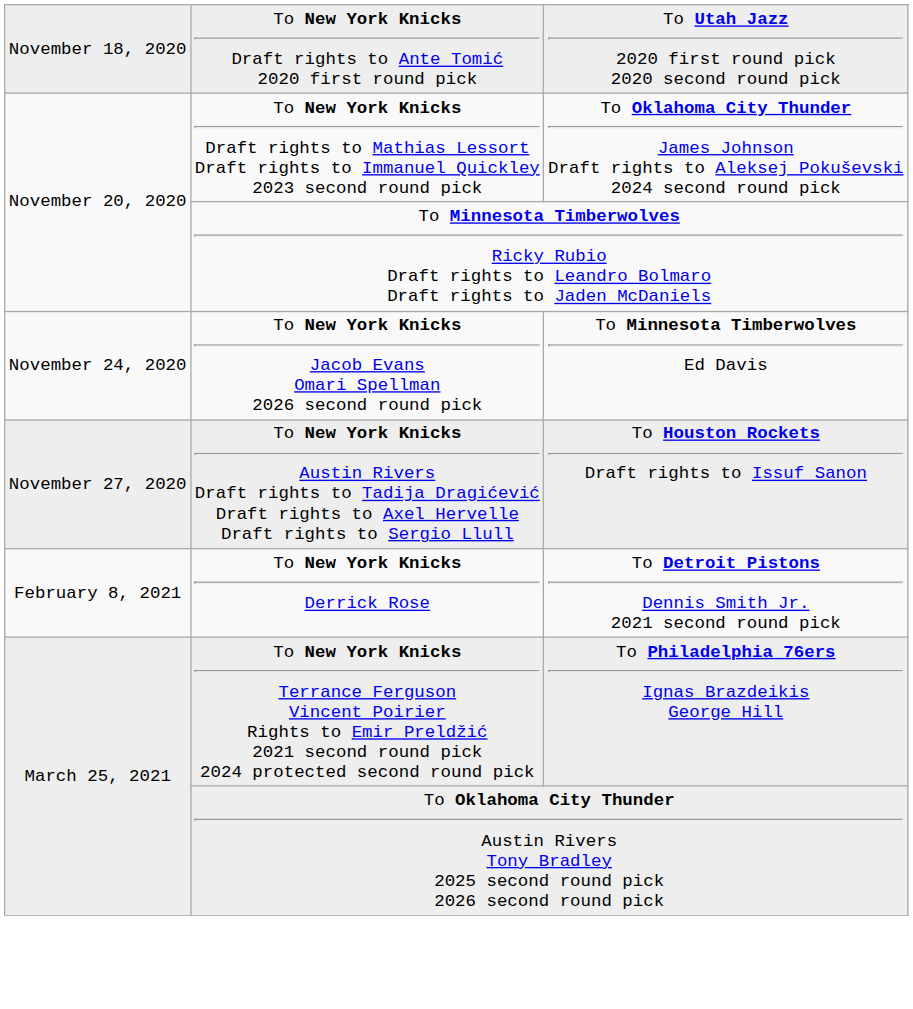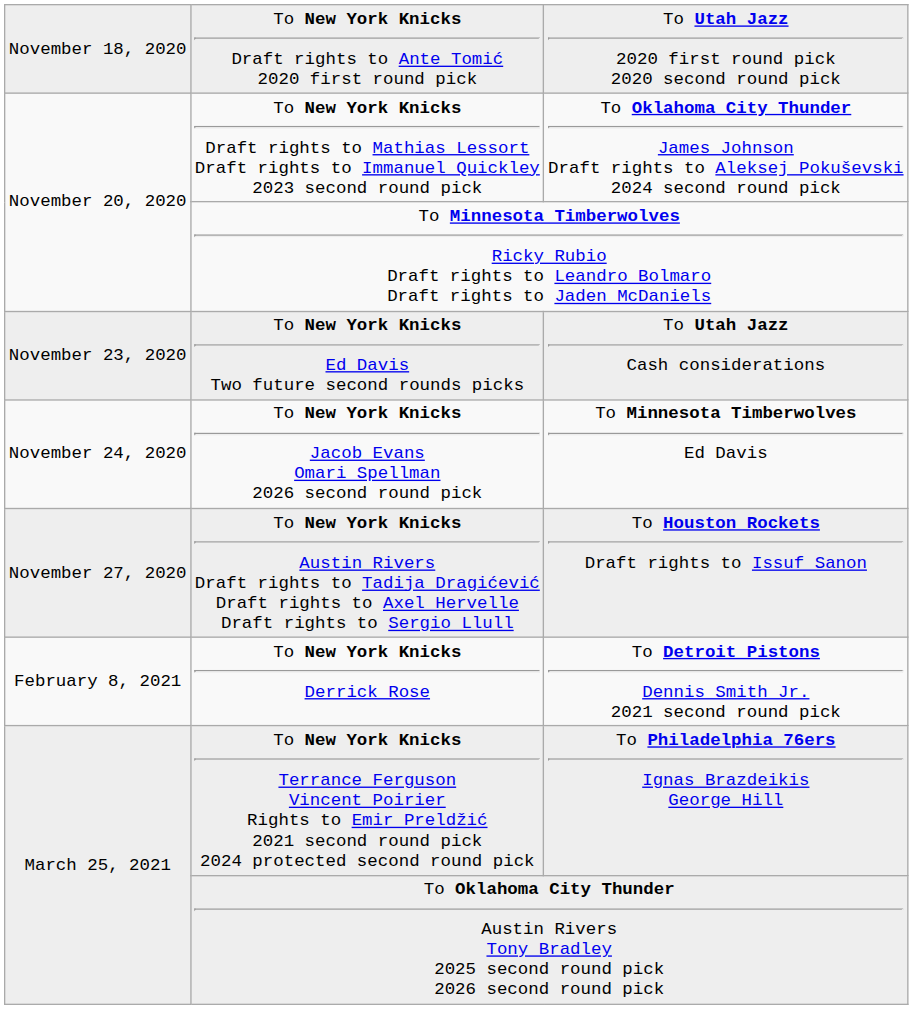+ row: (367, 355)
